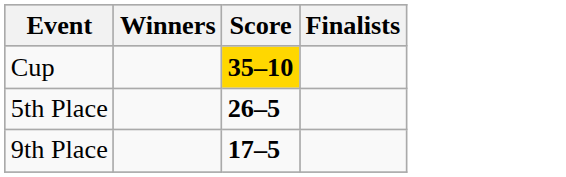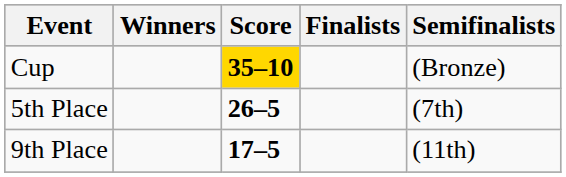+ column: (484, 25)
